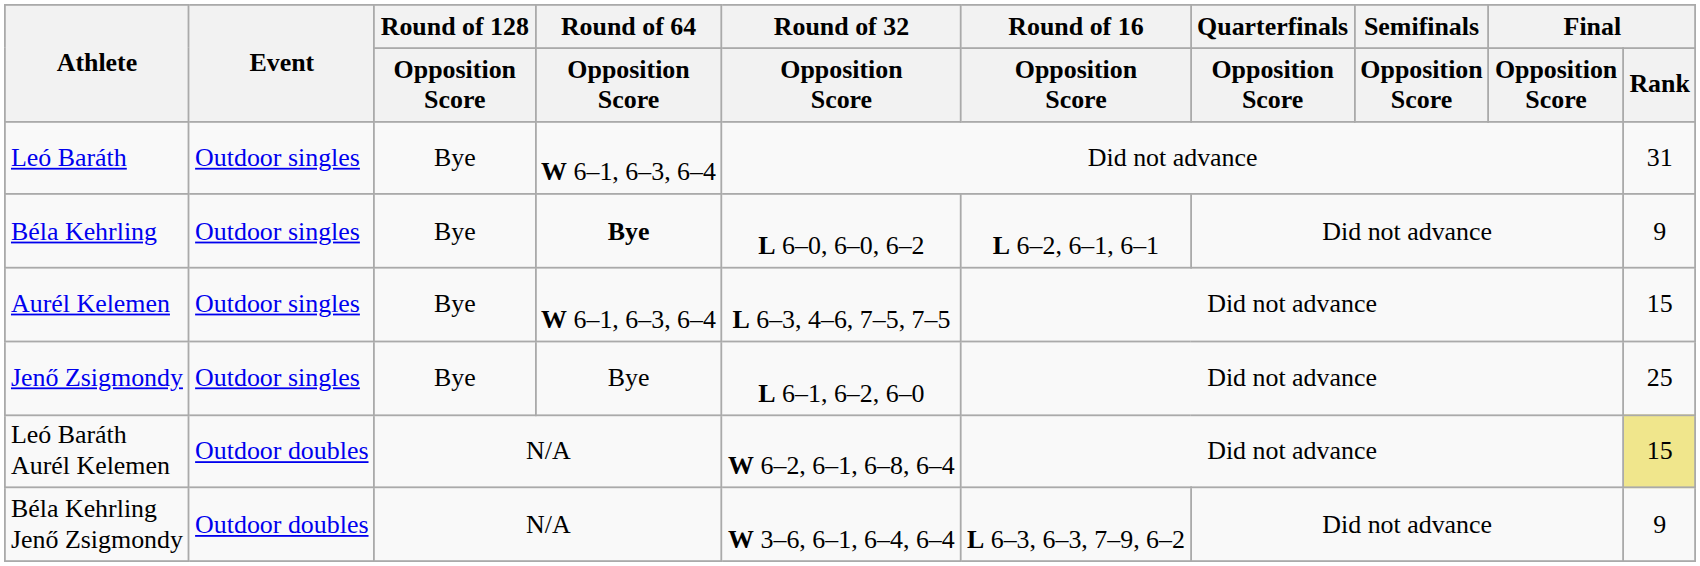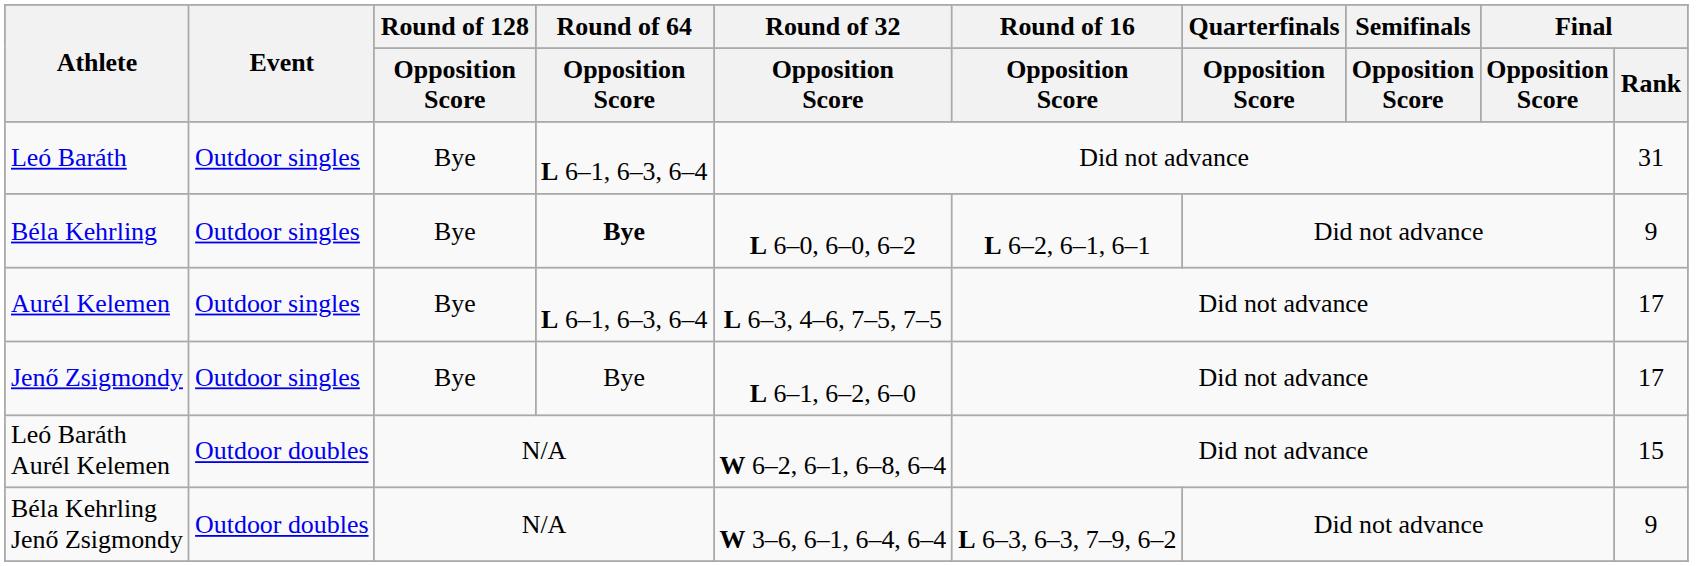(629, 172) W 6–1, 6–3, 6–4 -> (624, 172) L 6–1, 6–3, 6–4
(629, 319) W 6–1, 6–3, 6–4 -> (624, 319) L 6–1, 6–3, 6–4
(1660, 304) 15 -> (1651, 304) 17
(1660, 377) 25 -> (1651, 377) 17
(1660, 451) khaki background -> (1651, 451) no background
